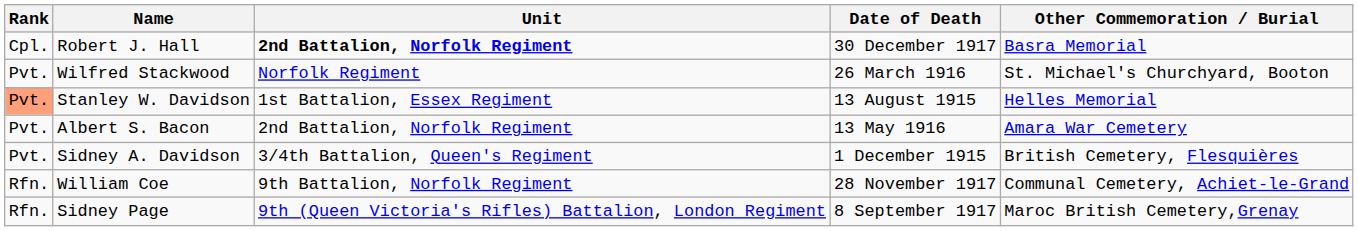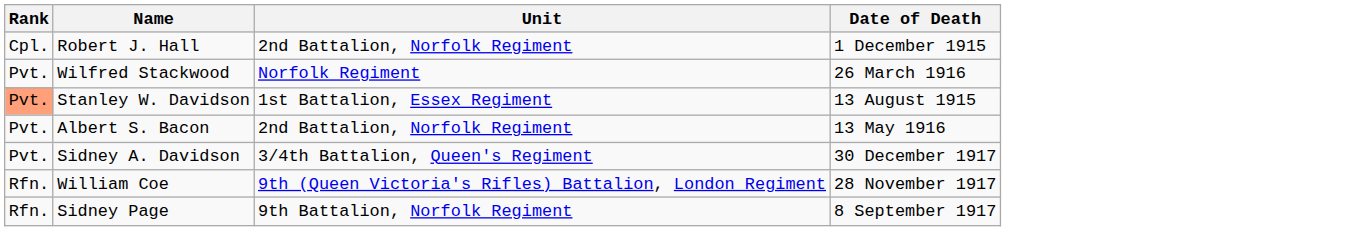- column: (1177, 18)
(415, 46) bold -> (415, 46) normal
(915, 46) 30 December 1917 -> (910, 46) 1 December 1915
(910, 156) 1 December 1915 -> (915, 156) 30 December 1917
(415, 184) 9th Battalion, Norfolk Regiment -> (542, 184) 9th (Queen Victoria's Rifles) Battalion, London Regiment
(542, 211) 9th (Queen Victoria's Rifles) Battalion, London Regiment -> (415, 211) 9th Battalion, Norfolk Regiment
